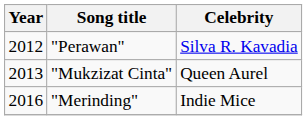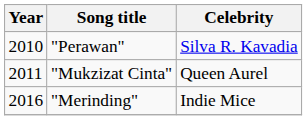(26, 45) 2012 -> (26, 45) 2010
(26, 73) 2013 -> (25, 73) 2011
